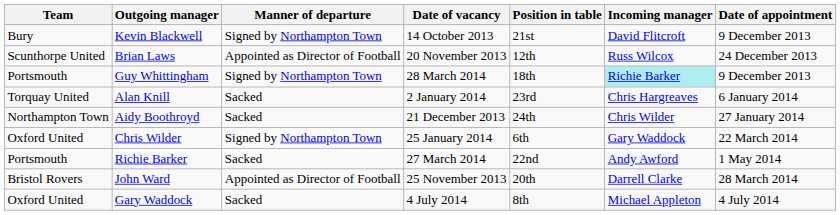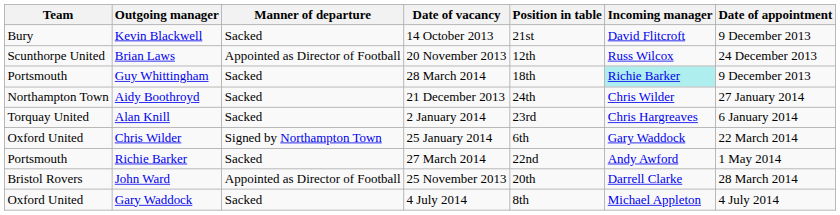(303, 35) Signed by Northampton Town -> (244, 35) Sacked
(303, 76) Signed by Northampton Town -> (244, 76) Sacked
rows swapped: (157, 117) <-> (142, 96)
